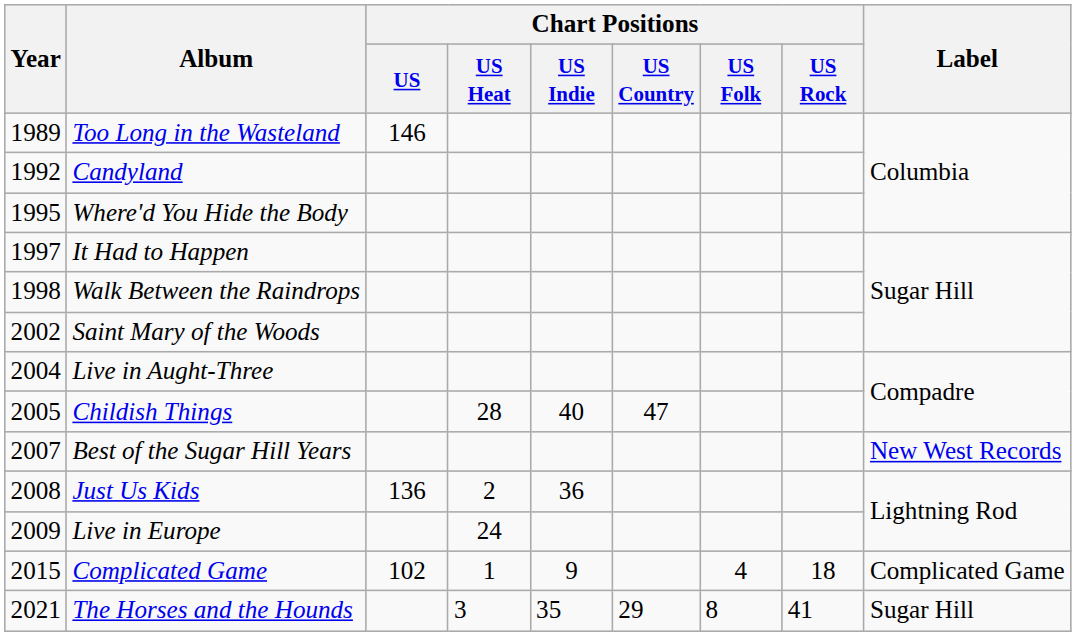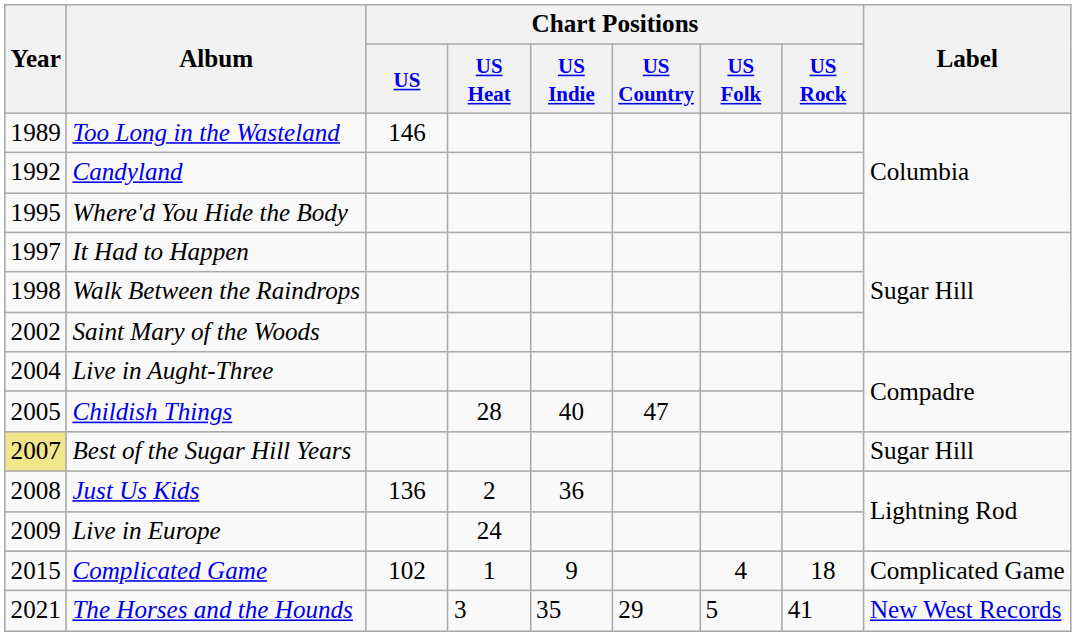(36, 451) no background -> (36, 451) khaki background
(966, 451) New West Records -> (922, 451) Sugar Hill
(712, 610) 8 -> (712, 610) 5
(922, 610) Sugar Hill -> (966, 610) New West Records
